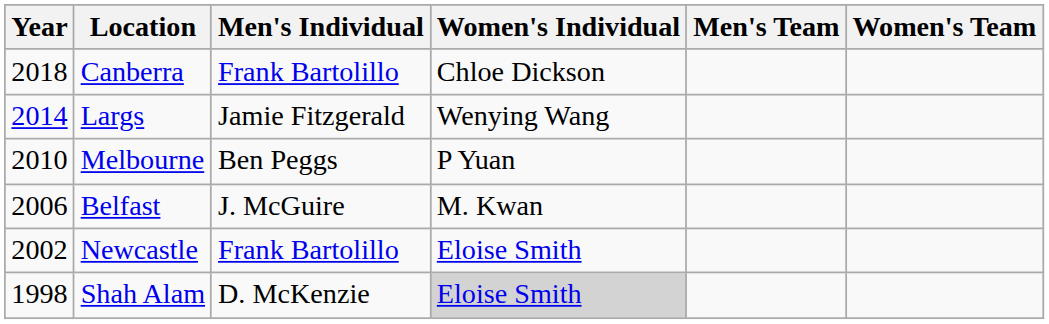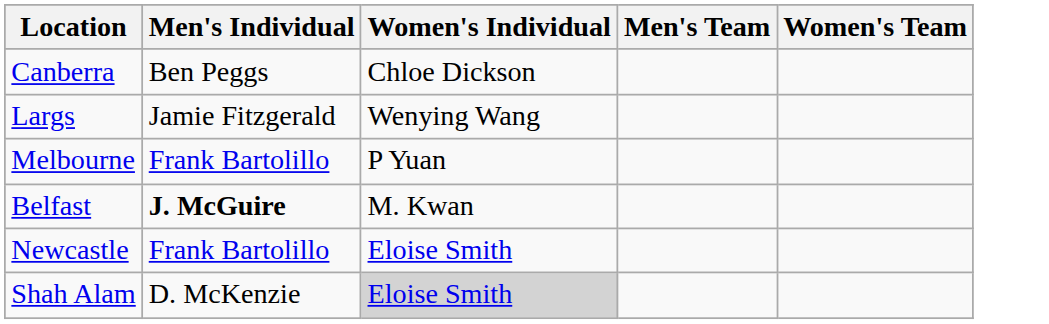- column: (40, 26)
(308, 71) Frank Bartolillo -> (209, 71) Ben Peggs
(278, 160) Ben Peggs -> (239, 160) Frank Bartolillo
(281, 205) normal -> (217, 205) bold
